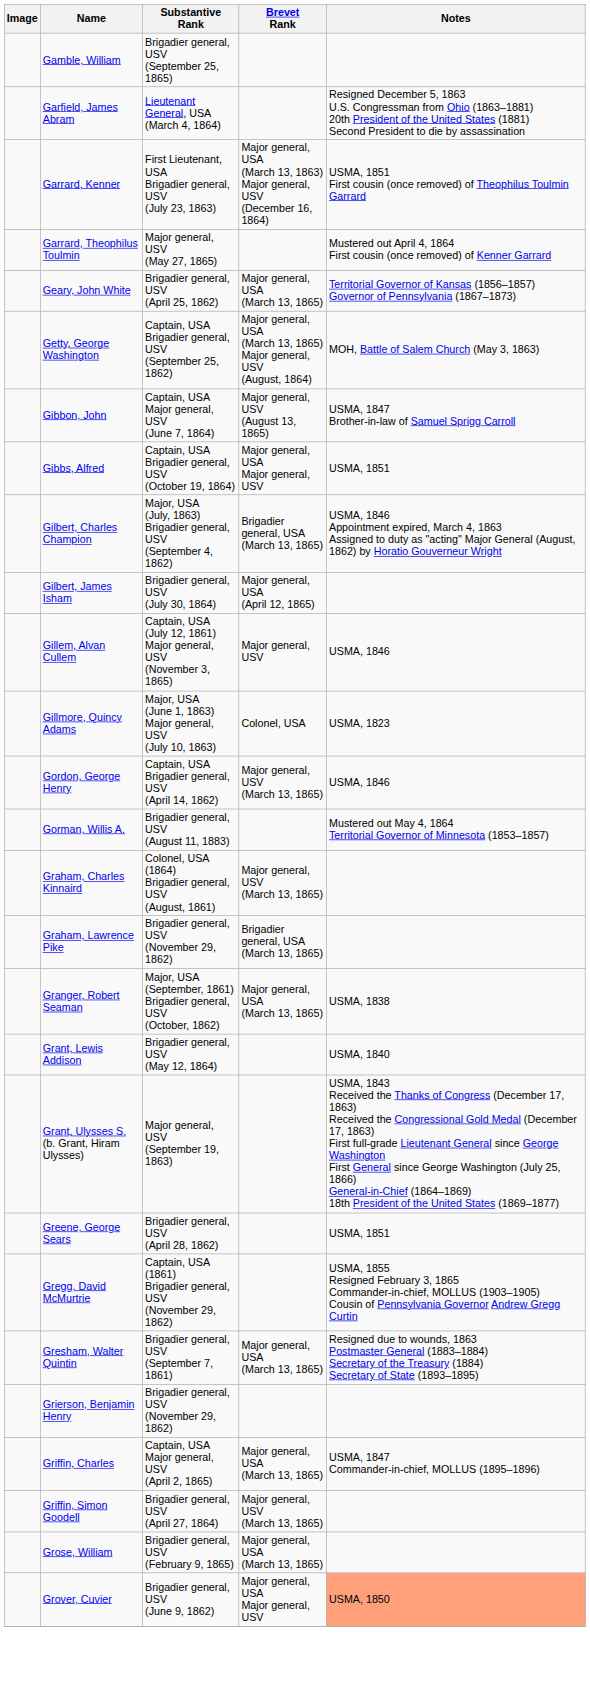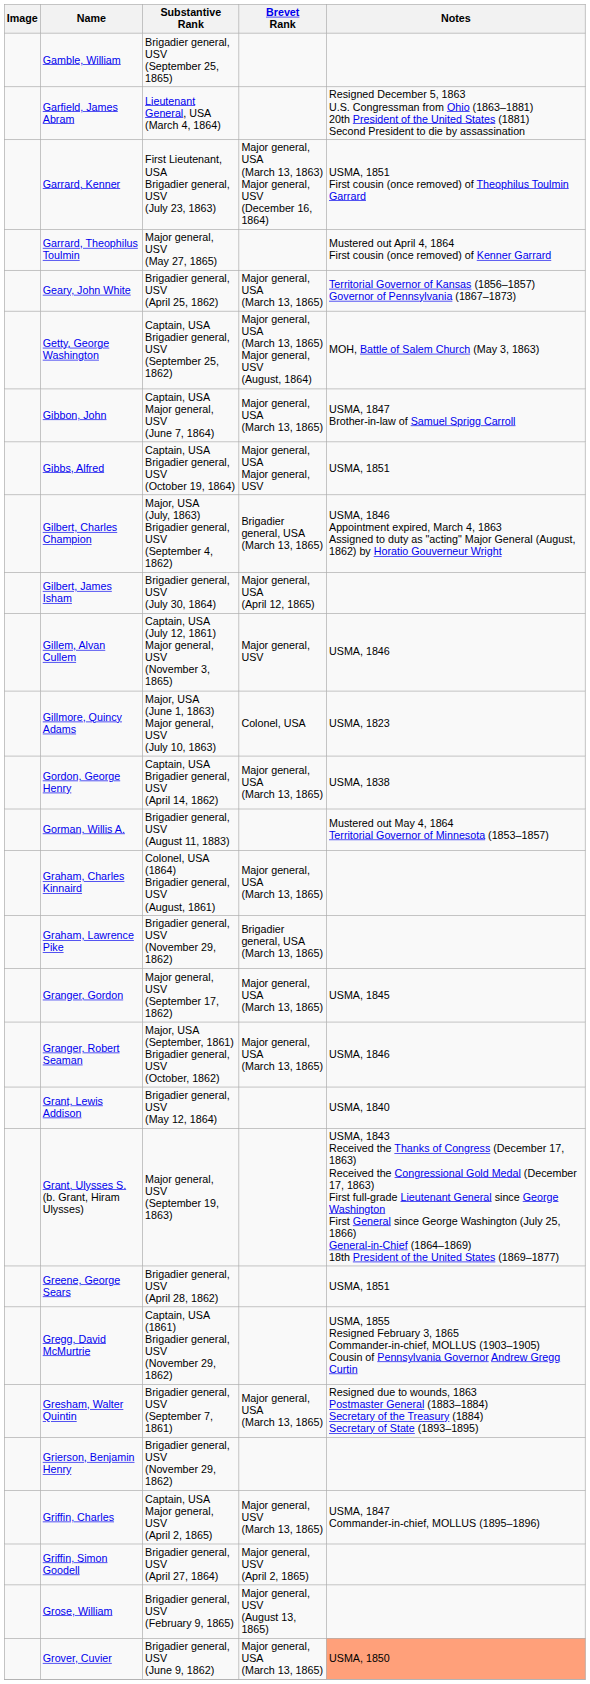(276, 415) Major general, USV (August 13, 1865) -> (282, 415) Major general, USA (March 13, 1865)
(282, 782) Major general, USV (March 13, 1865) -> (282, 782) Major general, USA (March 13, 1865)
(359, 782) USMA, 1846 -> (359, 782) USMA, 1838
(282, 883) Major general, USV (March 13, 1865) -> (282, 883) Major general, USA (March 13, 1865)
+ row: (83, 995)
(359, 1001) USMA, 1838 -> (359, 1054) USMA, 1846
(282, 1464) Major general, USA (March 13, 1865) -> (282, 1517) Major general, USV (March 13, 1865)
(282, 1511) Major general, USV (March 13, 1865) -> (276, 1564) Major general, USV (April 2, 1865)
(282, 1552) Major general, USA (March 13, 1865) -> (276, 1611) Major general, USV (August 13, 1865)
(276, 1599) Major general, USA Major general, USV -> (282, 1658) Major general, USA (March 13, 1865)
